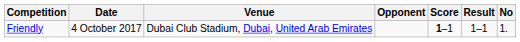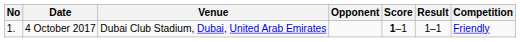columns swapped: (506, 12) <-> (37, 12)
